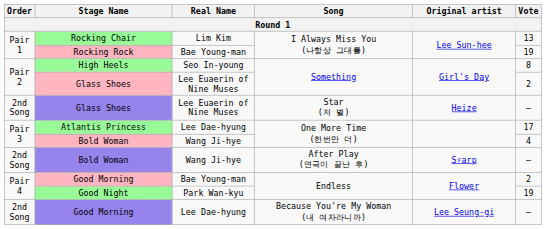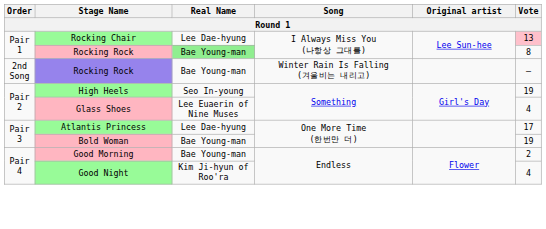(213, 38) Lim Kim -> (213, 38) Lee Dae-hyung
(528, 38) no background -> (528, 38) pink background
(213, 52) no background -> (213, 52) lightgreen background
(528, 52) 19 -> (528, 52) 8
+ row: (104, 71)
(528, 65) 8 -> (528, 90) 19
(528, 84) 2 -> (528, 109) 4
- row: (104, 108)
(213, 141) Wang Ji-hye -> (213, 141) Bae Young-man
(528, 141) 4 -> (528, 141) 19
- row: (104, 160)
(213, 193) Park Wan-kyu -> (213, 173) Kim Ji-hyun of Roo'ra
(528, 193) 19 -> (528, 173) 4
- row: (104, 212)
